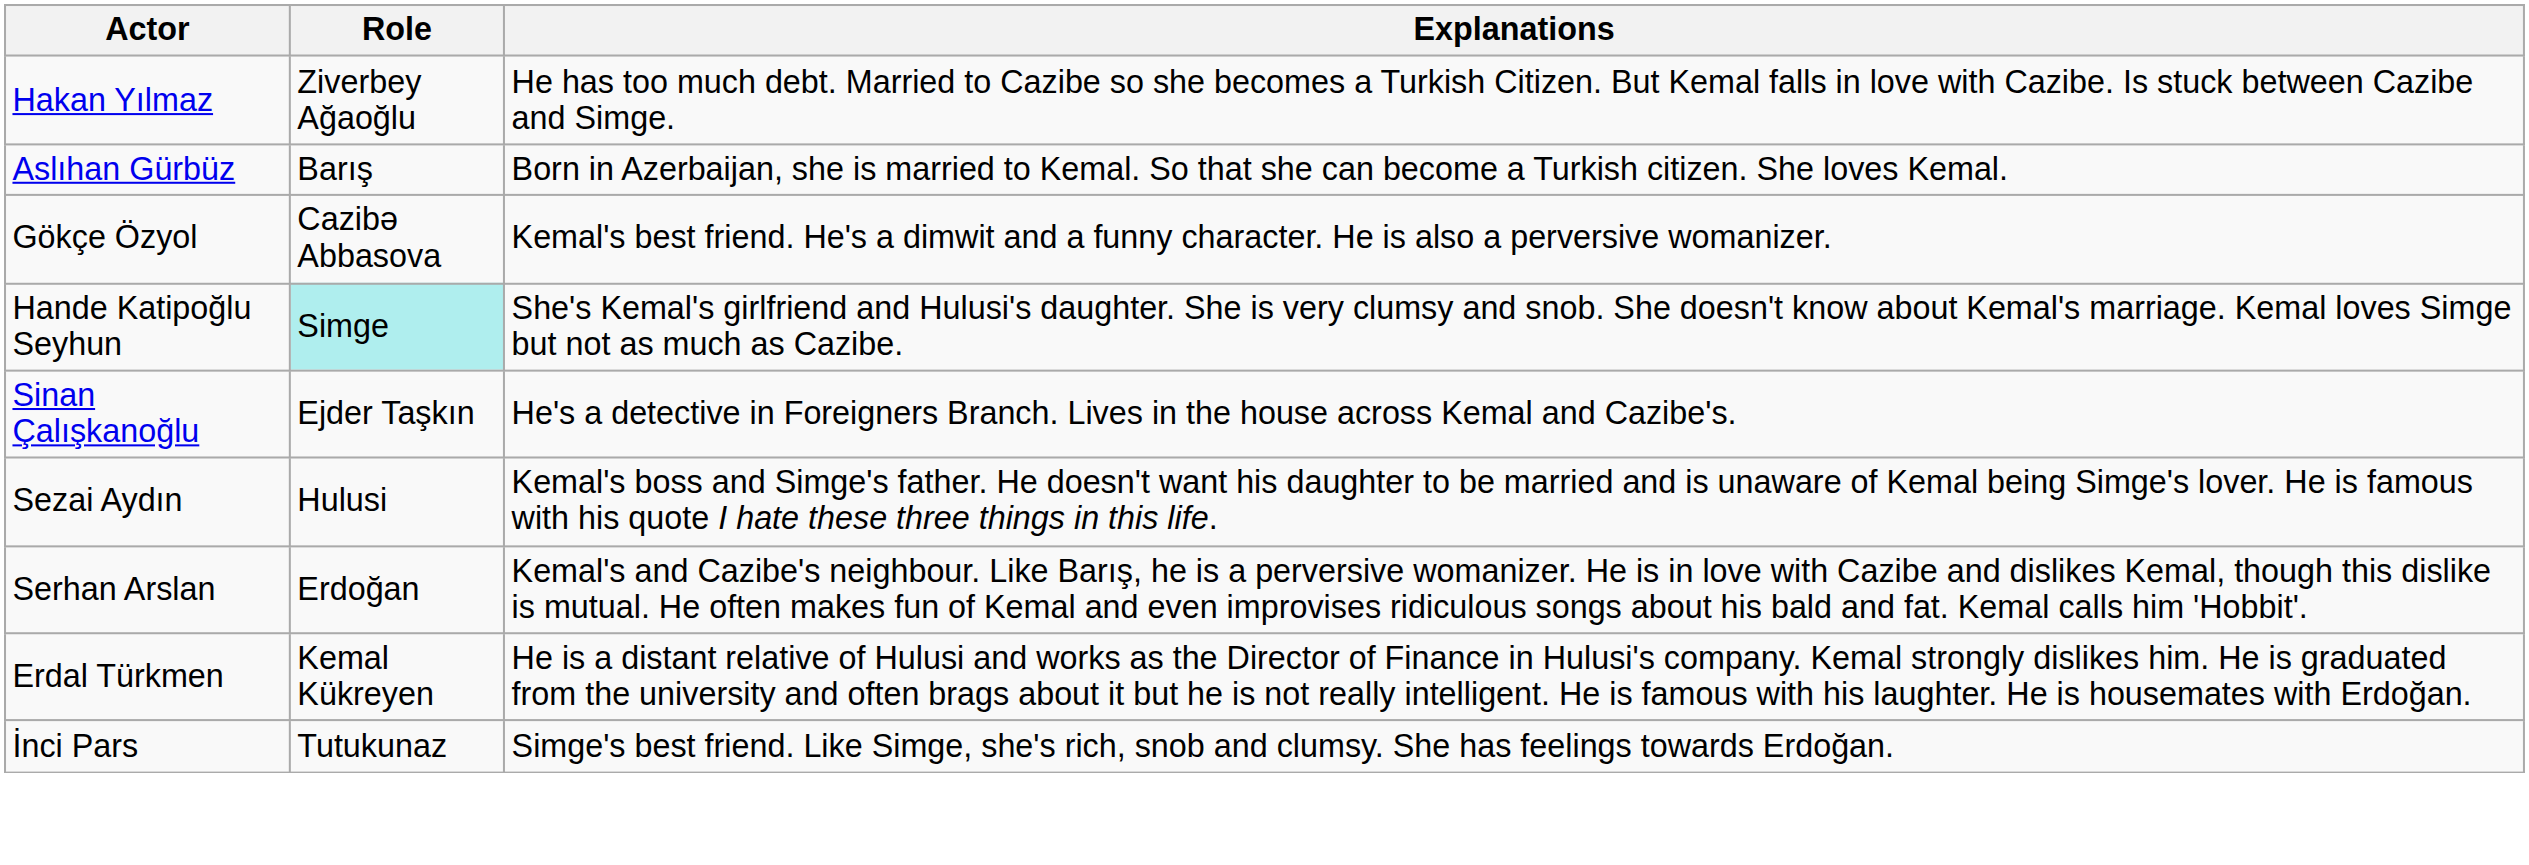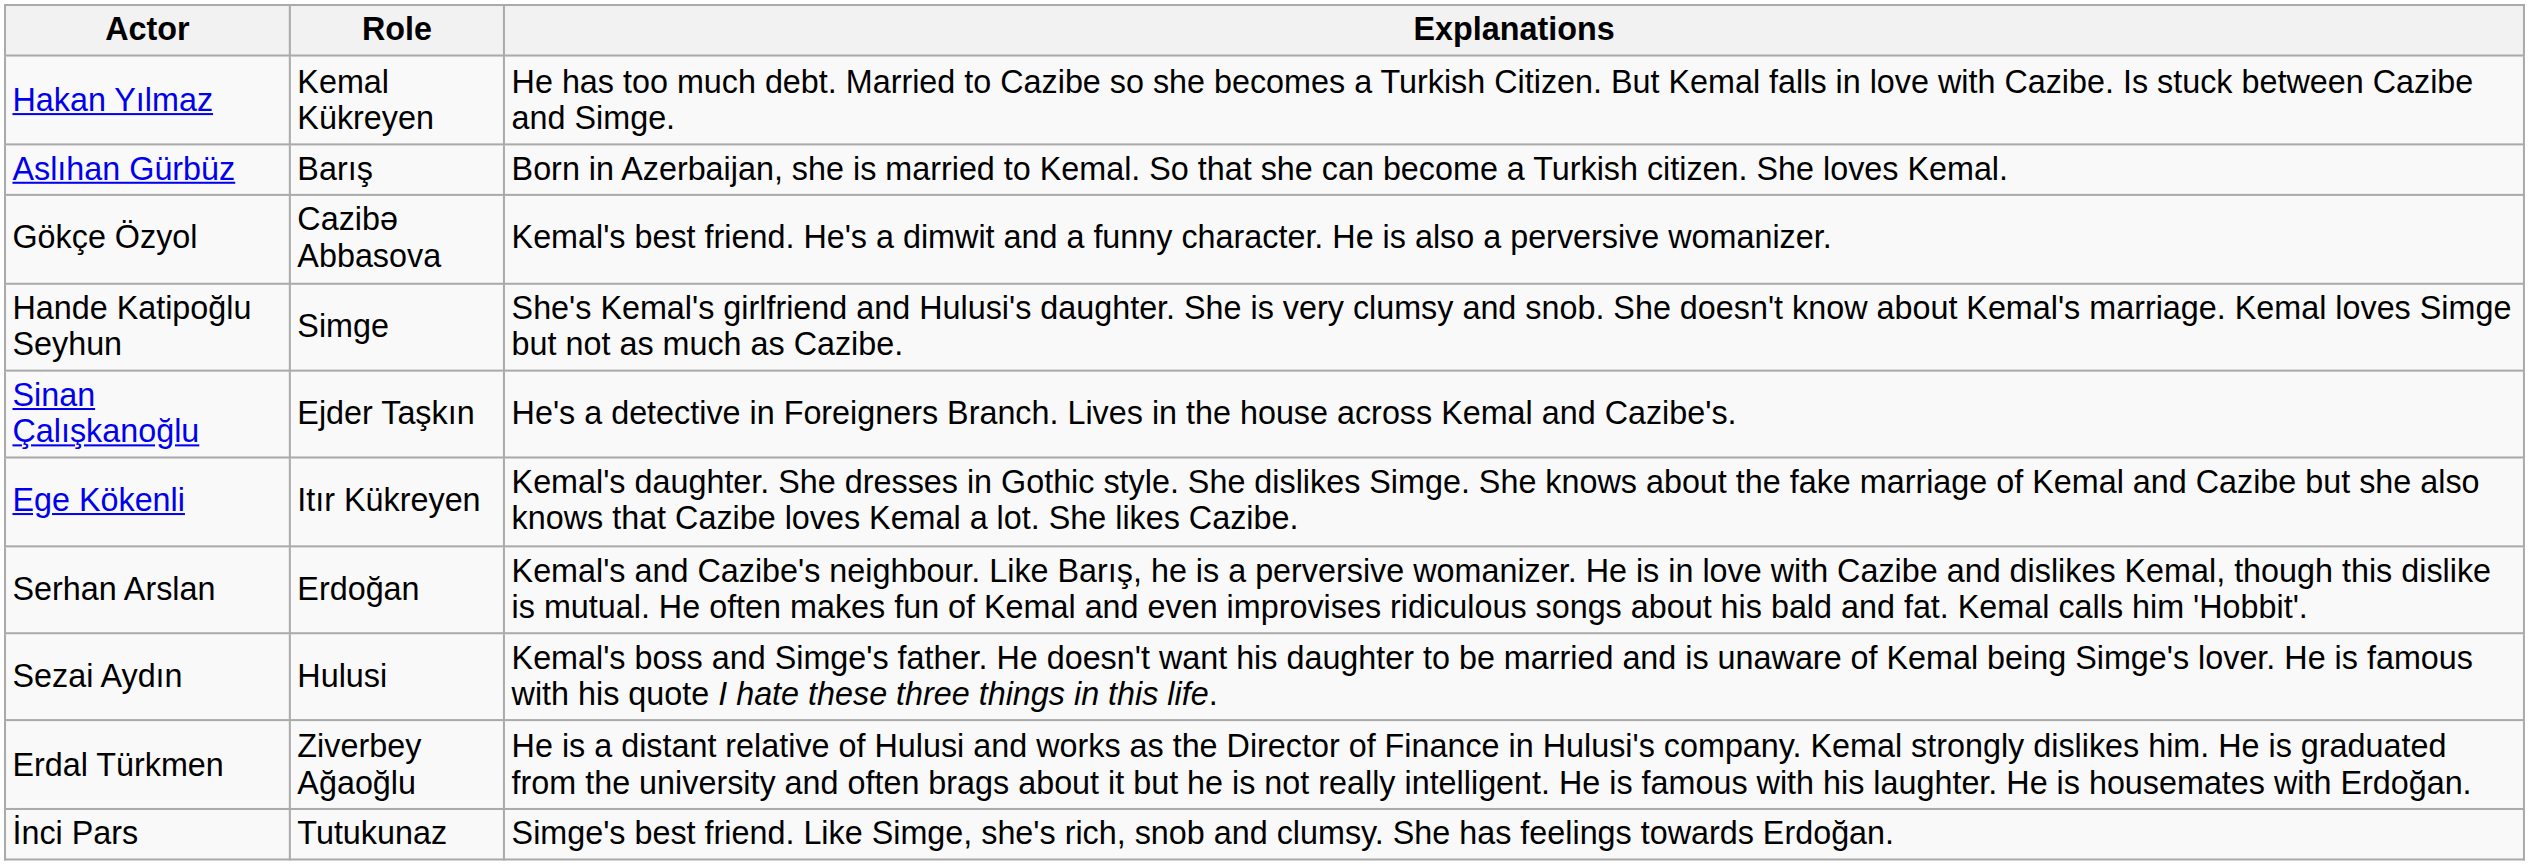(359, 99) Ziverbey Ağaoğlu -> (366, 99) Kemal Kükreyen
(343, 326) paleturquoise background -> (343, 326) no background
+ row: (99, 501)
rows swapped: (98, 501) <-> (114, 588)
(366, 676) Kemal Kükreyen -> (359, 764) Ziverbey Ağaoğlu
